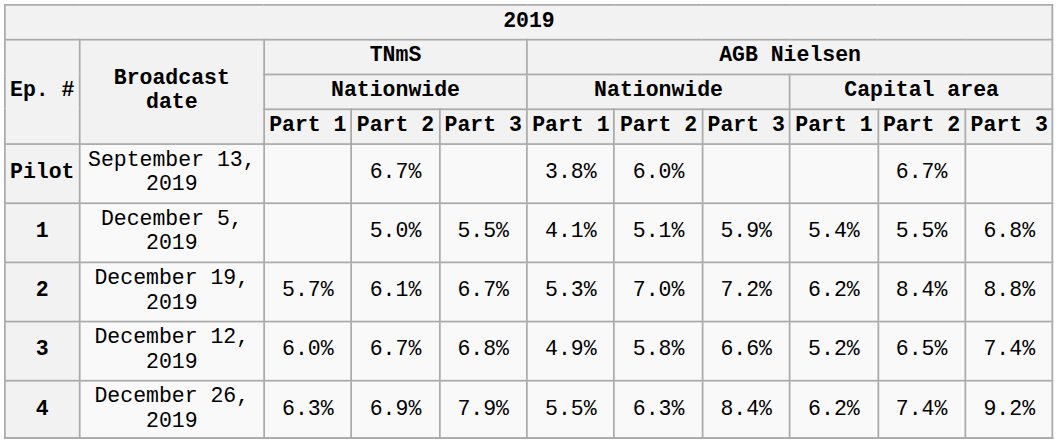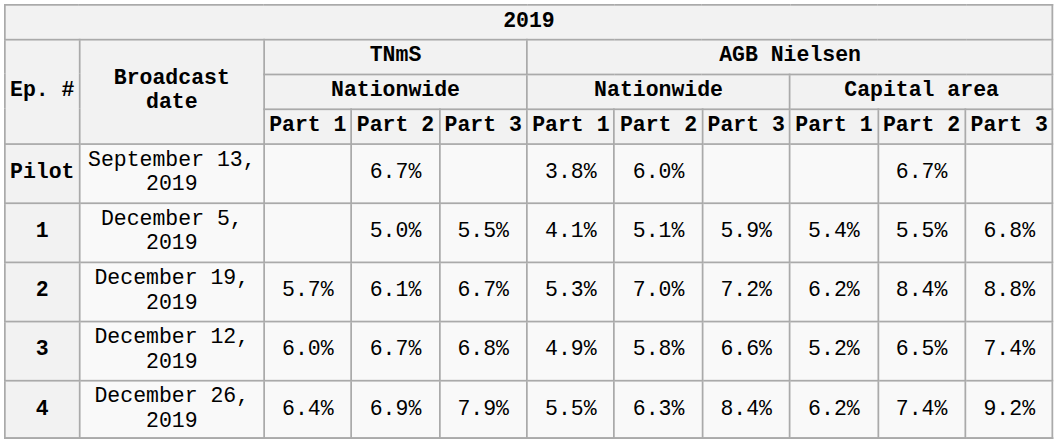(308, 410) 6.3% -> (308, 410) 6.4%
